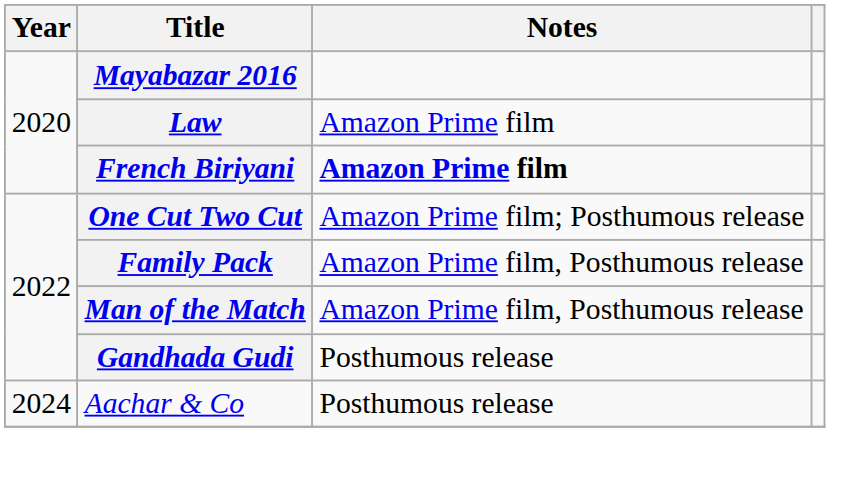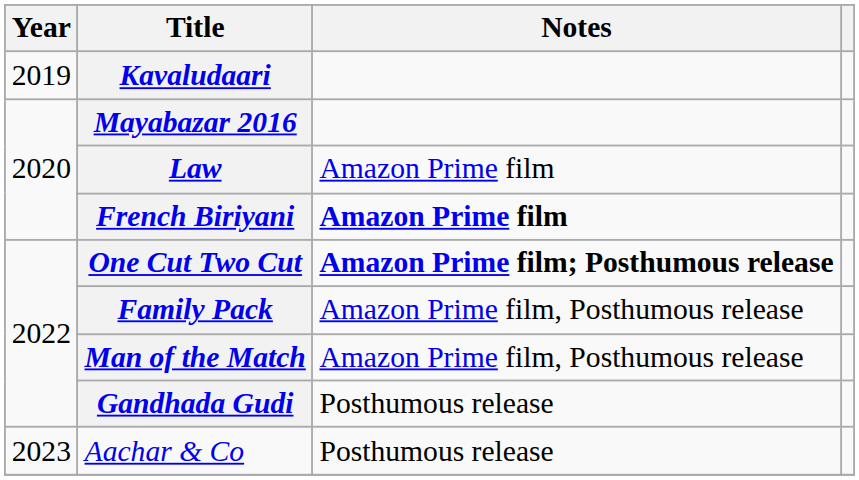+ row: (195, 74)
(562, 215) normal -> (577, 262) bold
(41, 403) 2024 -> (41, 450) 2023
